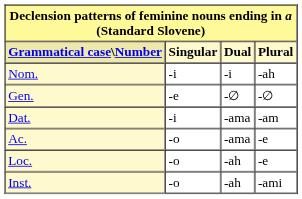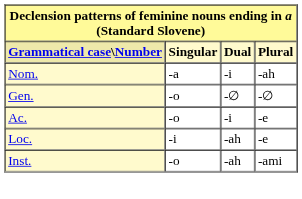(173, 73) -i -> (174, 73) -a
(174, 95) -e -> (174, 95) -o
- row: (19, 117)
(237, 139) -ama -> (228, 117) -i
(174, 160) -o -> (173, 139) -i
